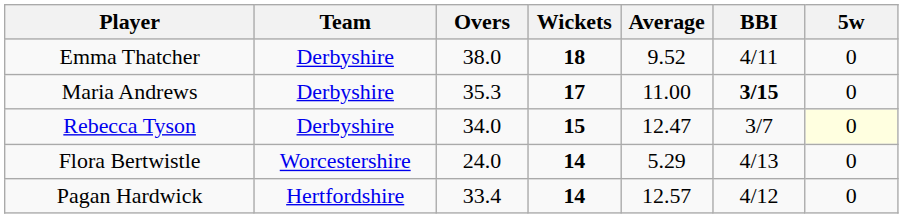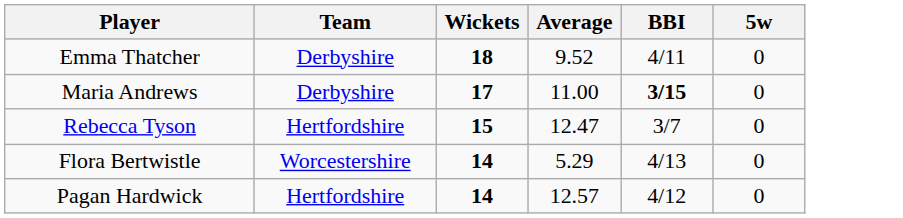- column: (482, 21)
(345, 126) Derbyshire -> (345, 126) Hertfordshire
(851, 126) lightyellow background -> (759, 126) no background
